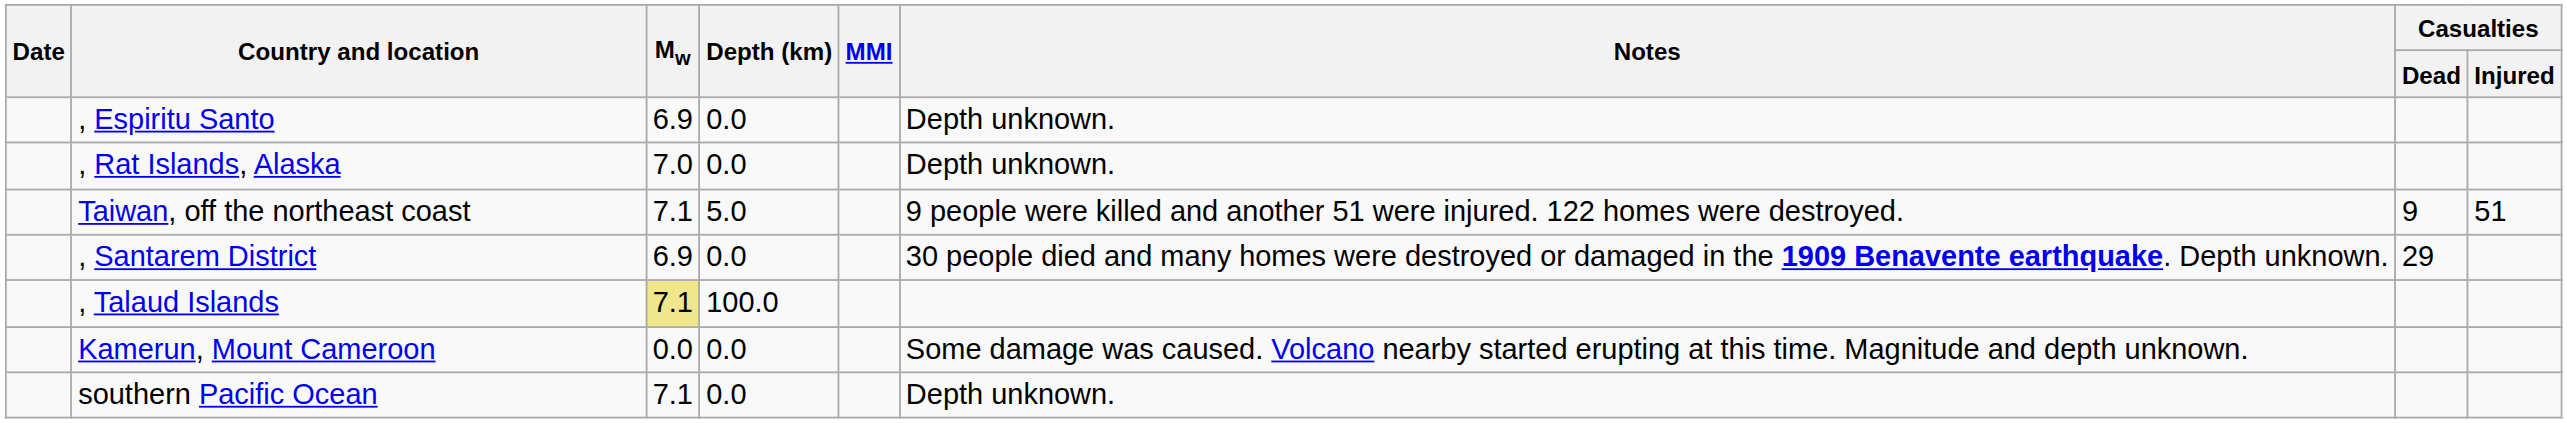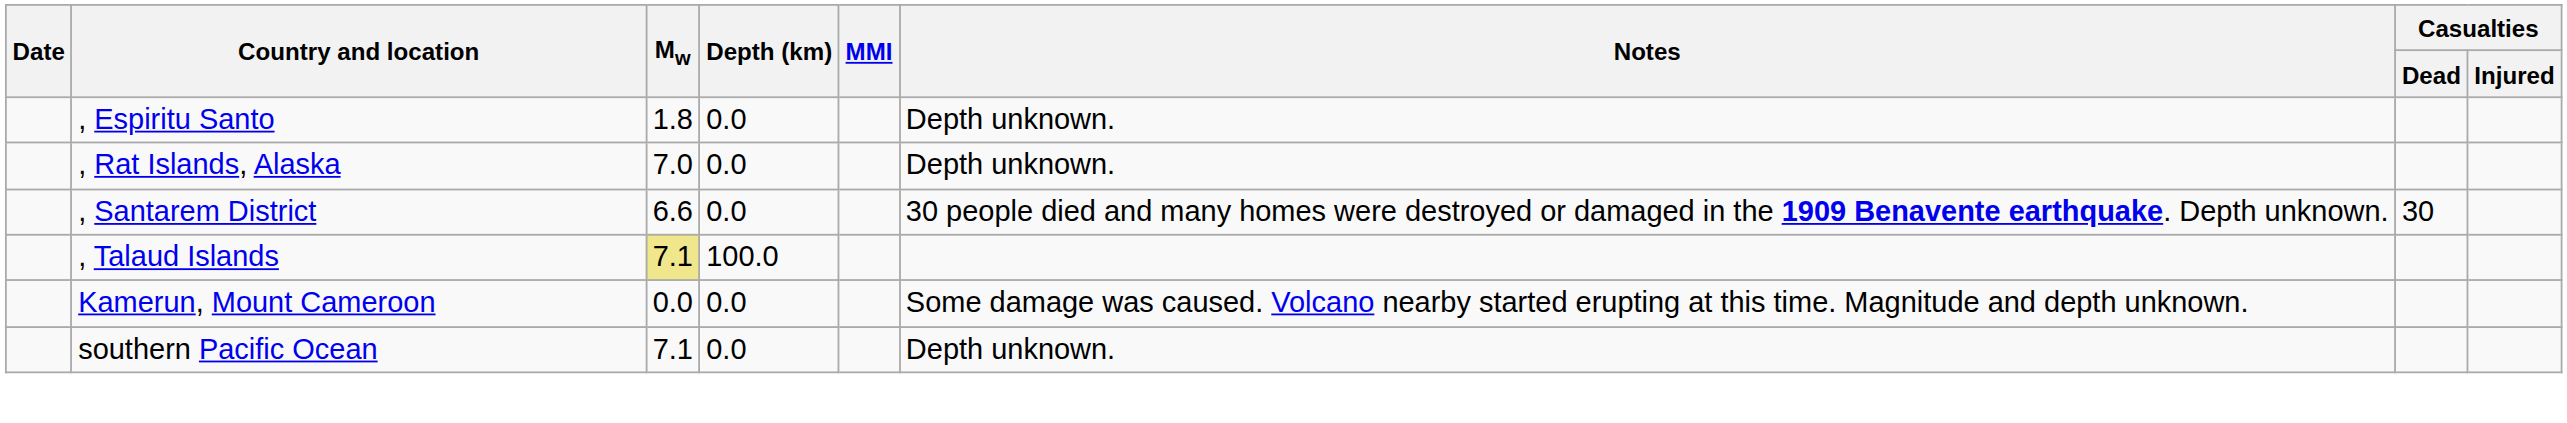(673, 119) 6.9 -> (673, 119) 1.8
- row: (274, 211)
(673, 257) 6.9 -> (673, 211) 6.6
(2418, 257) 29 -> (2418, 211) 30
